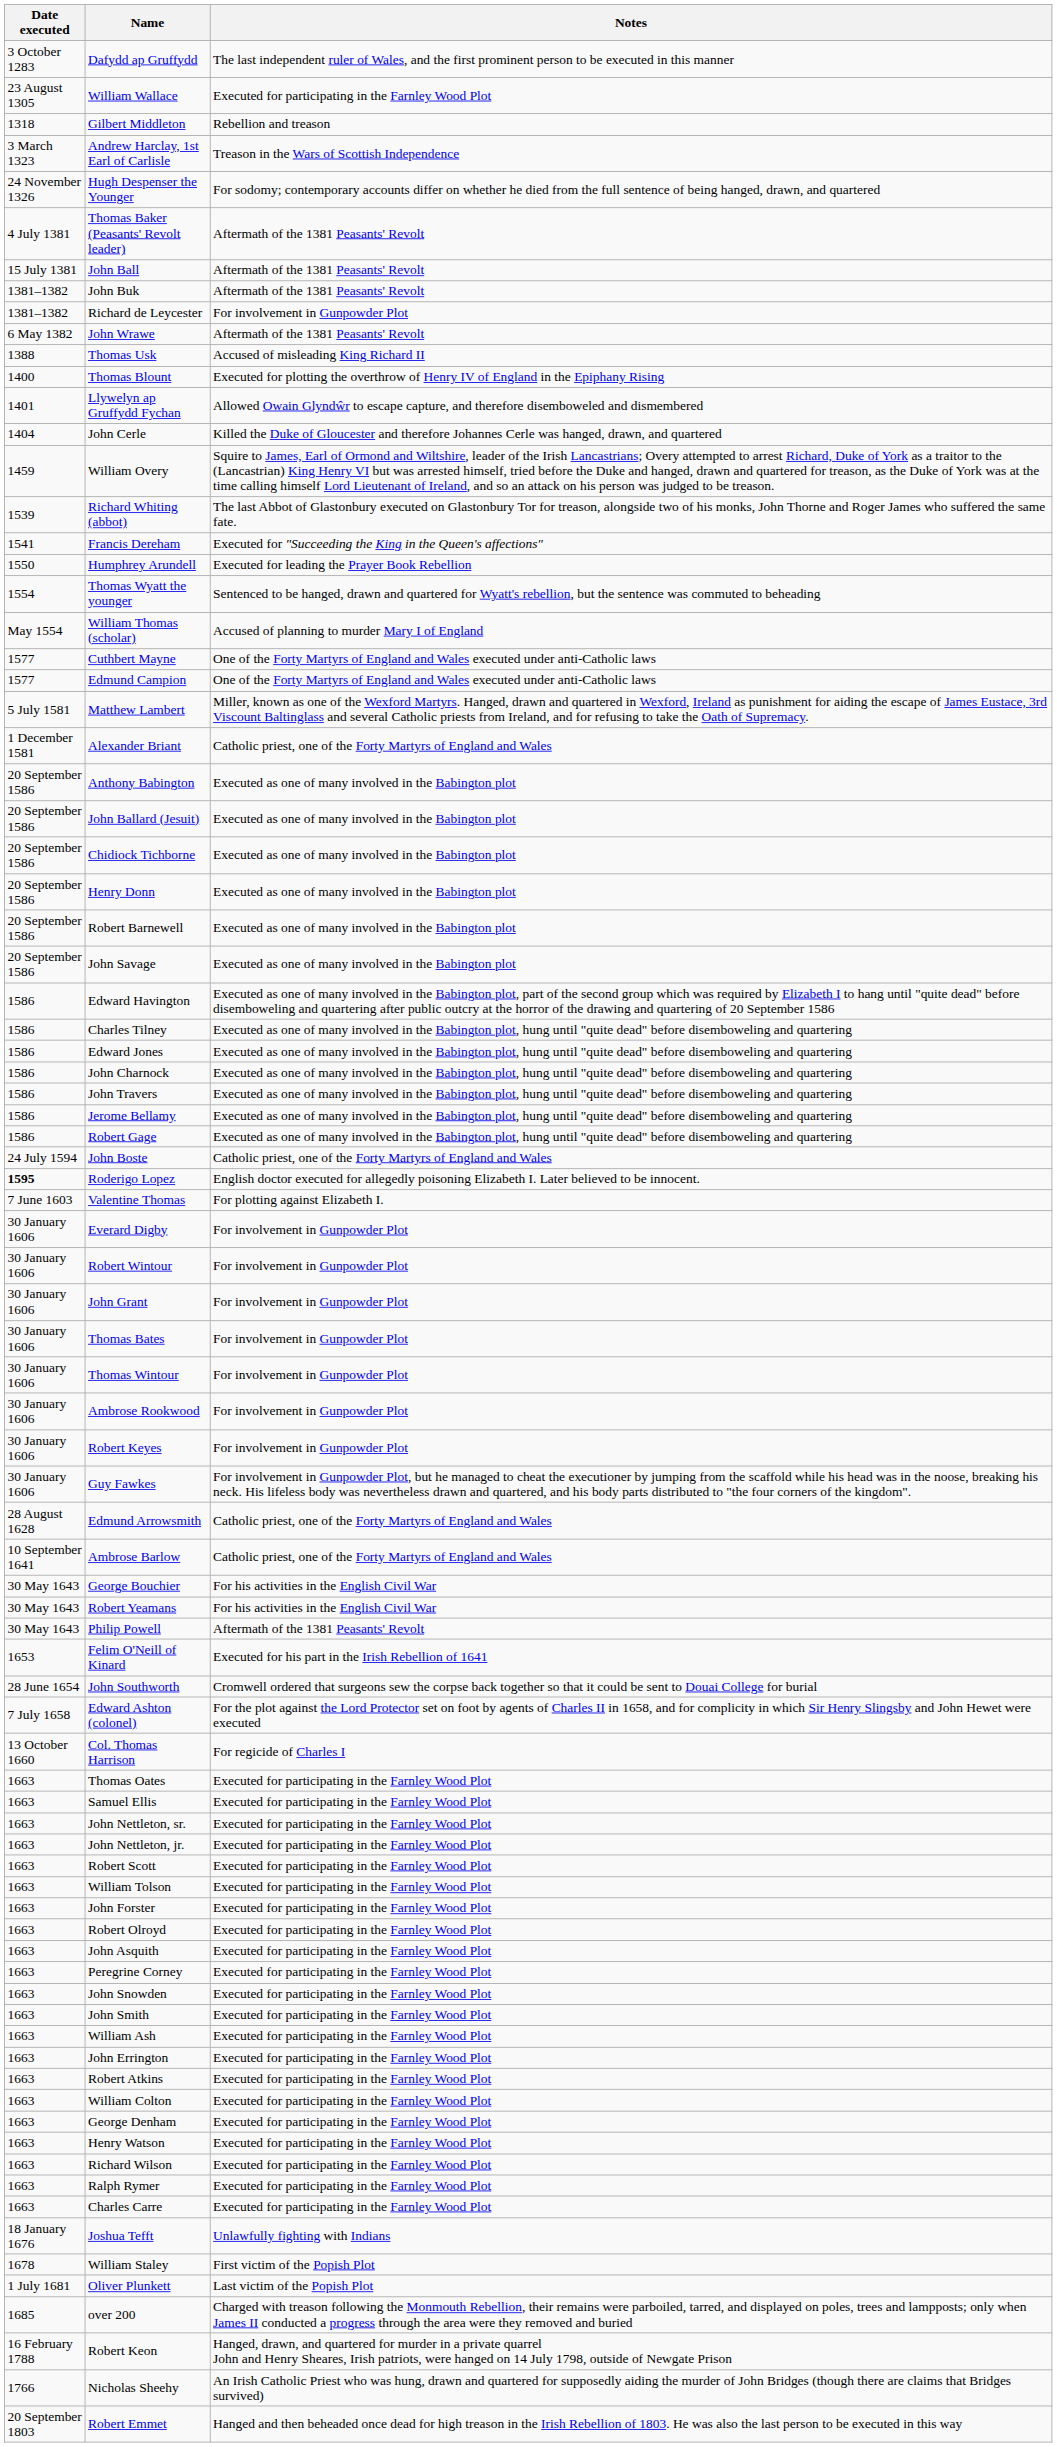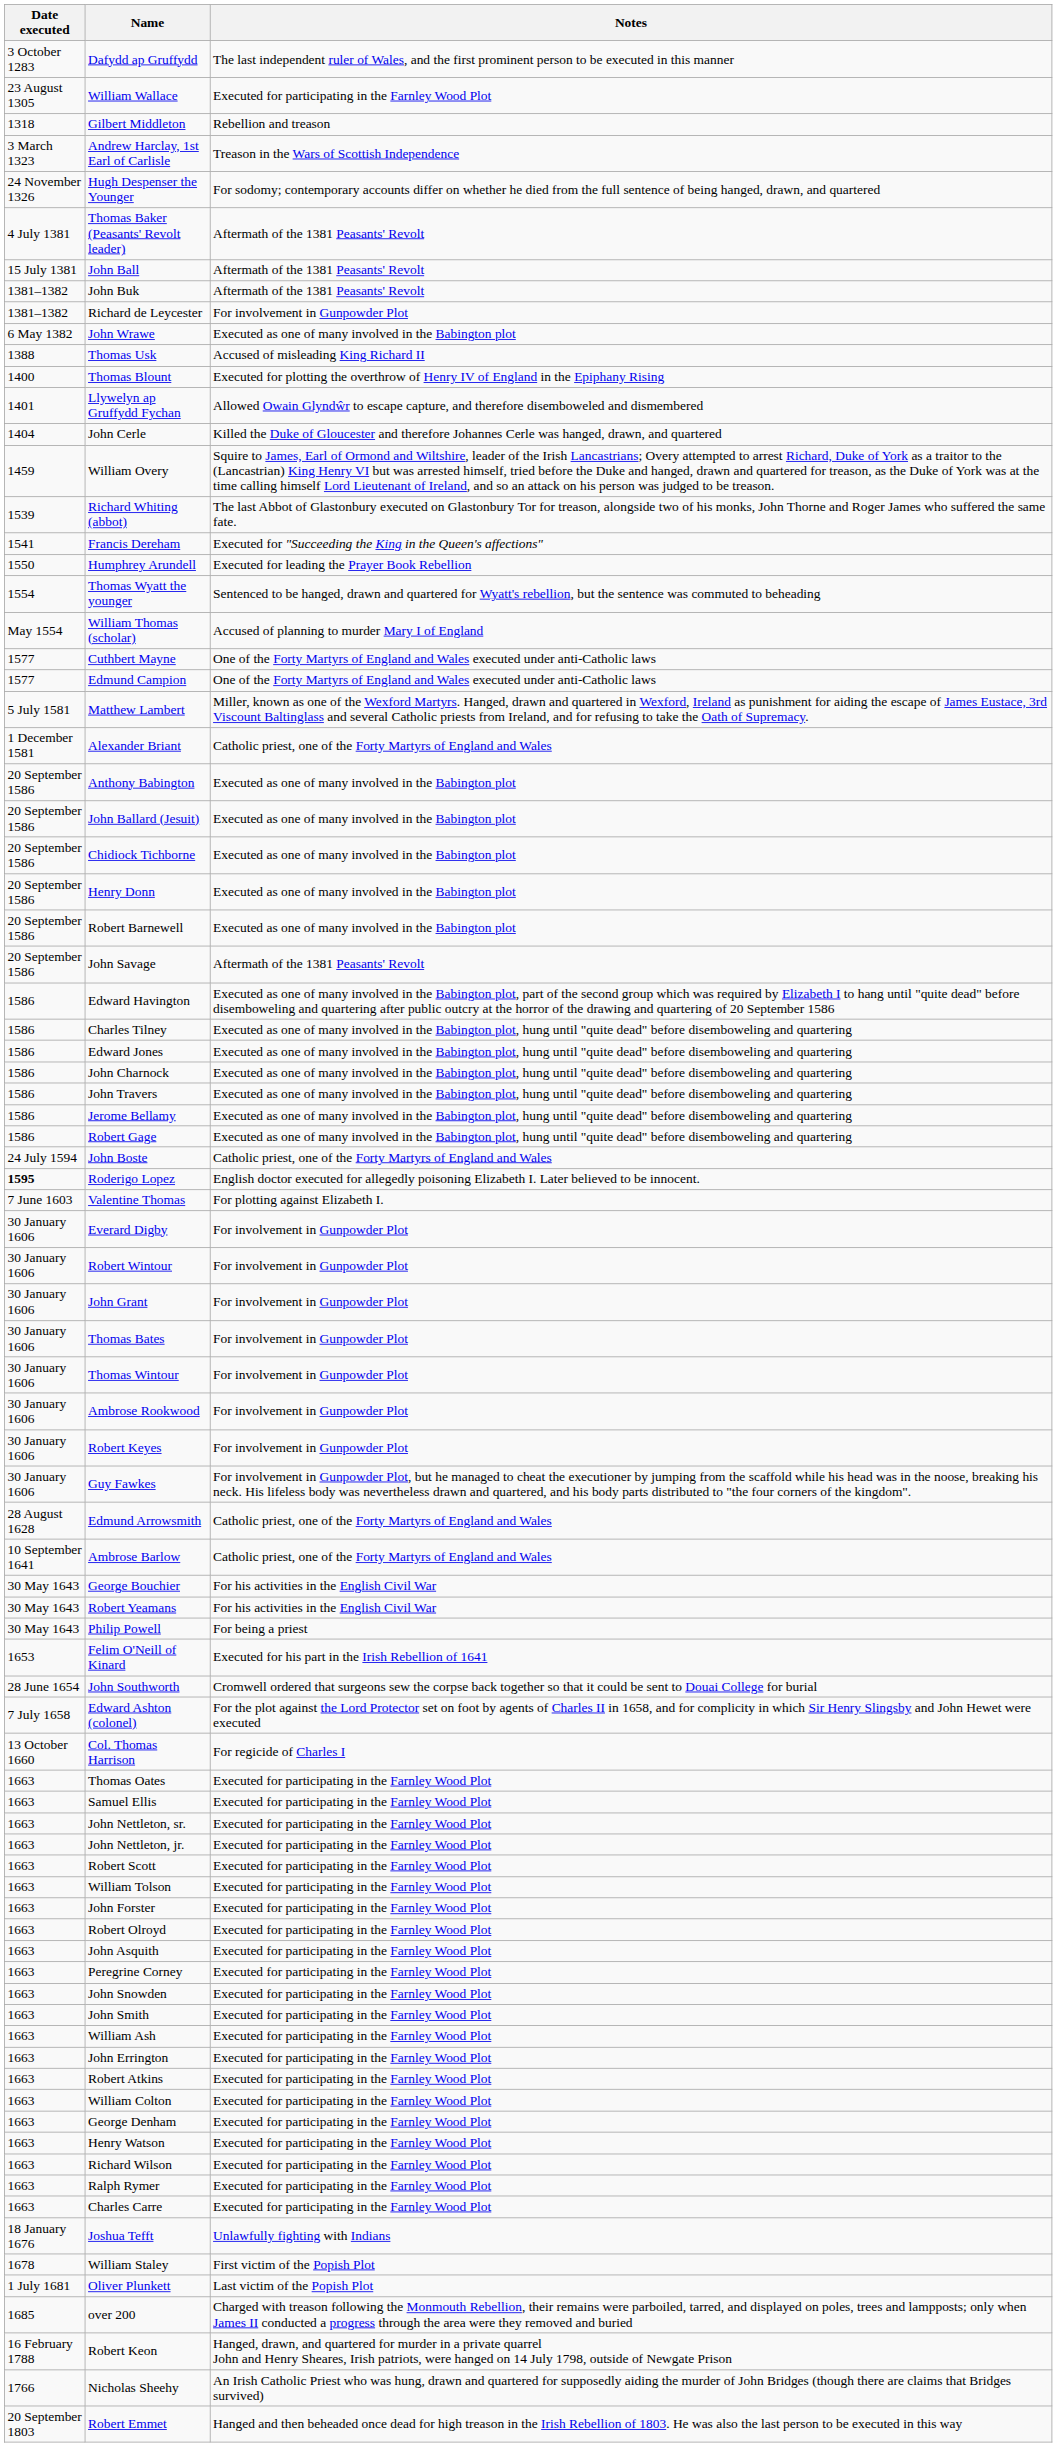(319, 334) Aftermath of the 1381 Peasants' Revolt -> (364, 334) Executed as one of many involved in the Babington plot
(364, 964) Executed as one of many involved in the Babington plot -> (319, 964) Aftermath of the 1381 Peasants' Revolt
(319, 1628) Aftermath of the 1381 Peasants' Revolt -> (260, 1628) For being a priest
